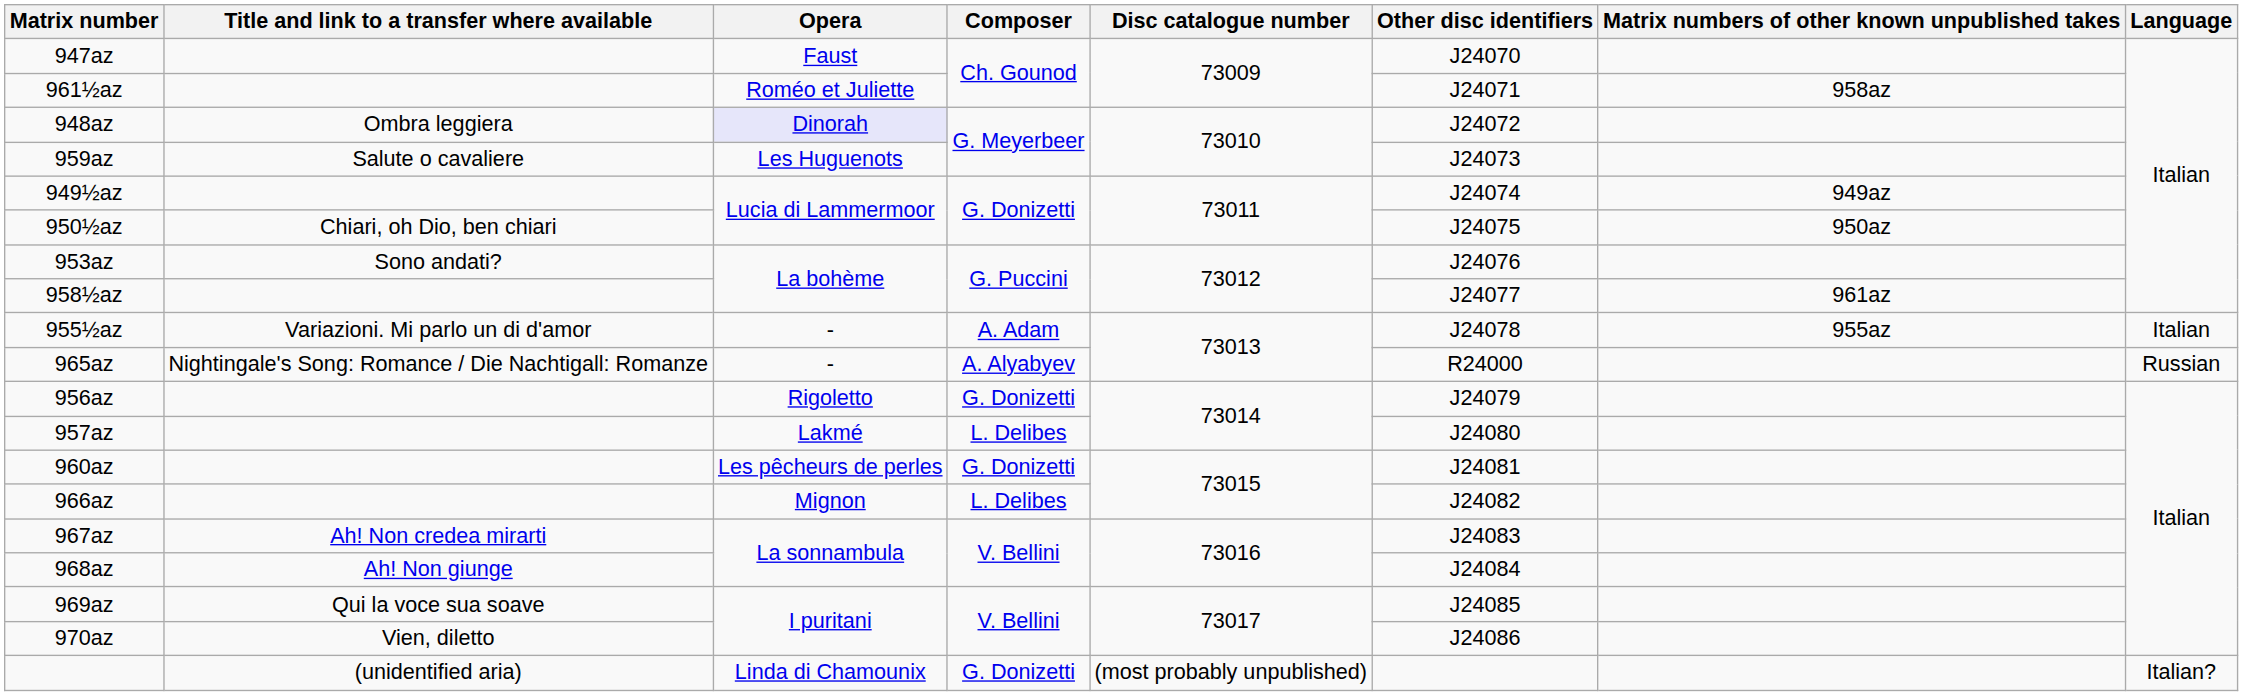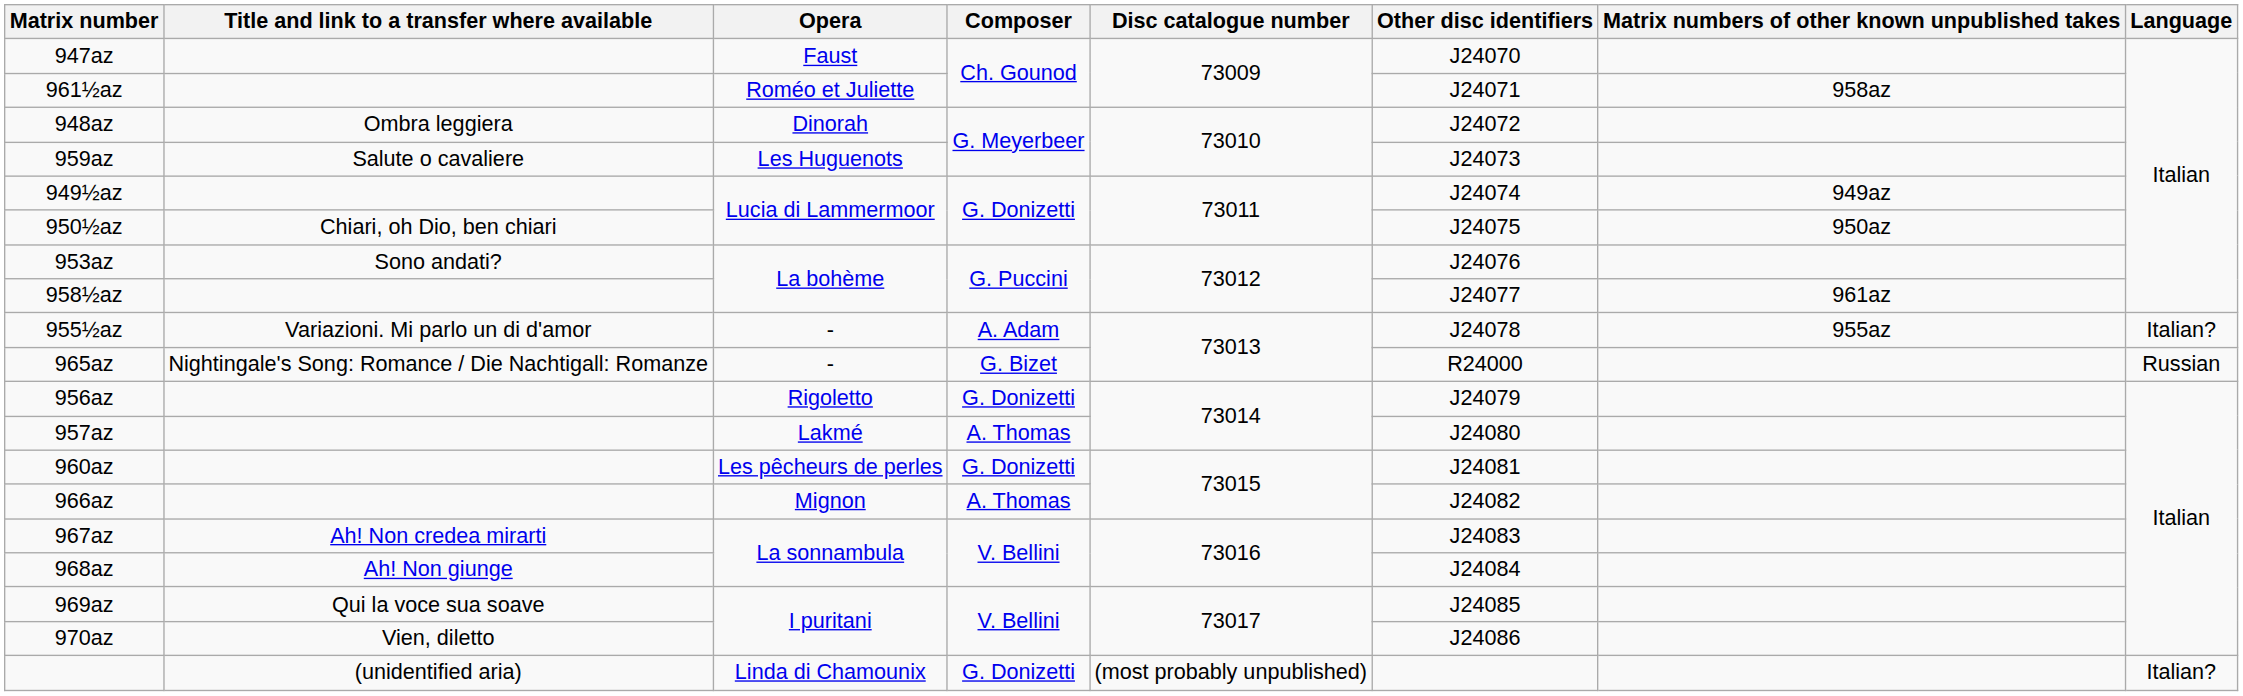(830, 124) lavender background -> (830, 124) no background
(2181, 329) Italian -> (2181, 329) Italian?
(1019, 364) A. Alyabyev -> (1019, 364) G. Bizet
(1019, 432) L. Delibes -> (1019, 432) A. Thomas
(1019, 501) L. Delibes -> (1019, 501) A. Thomas
